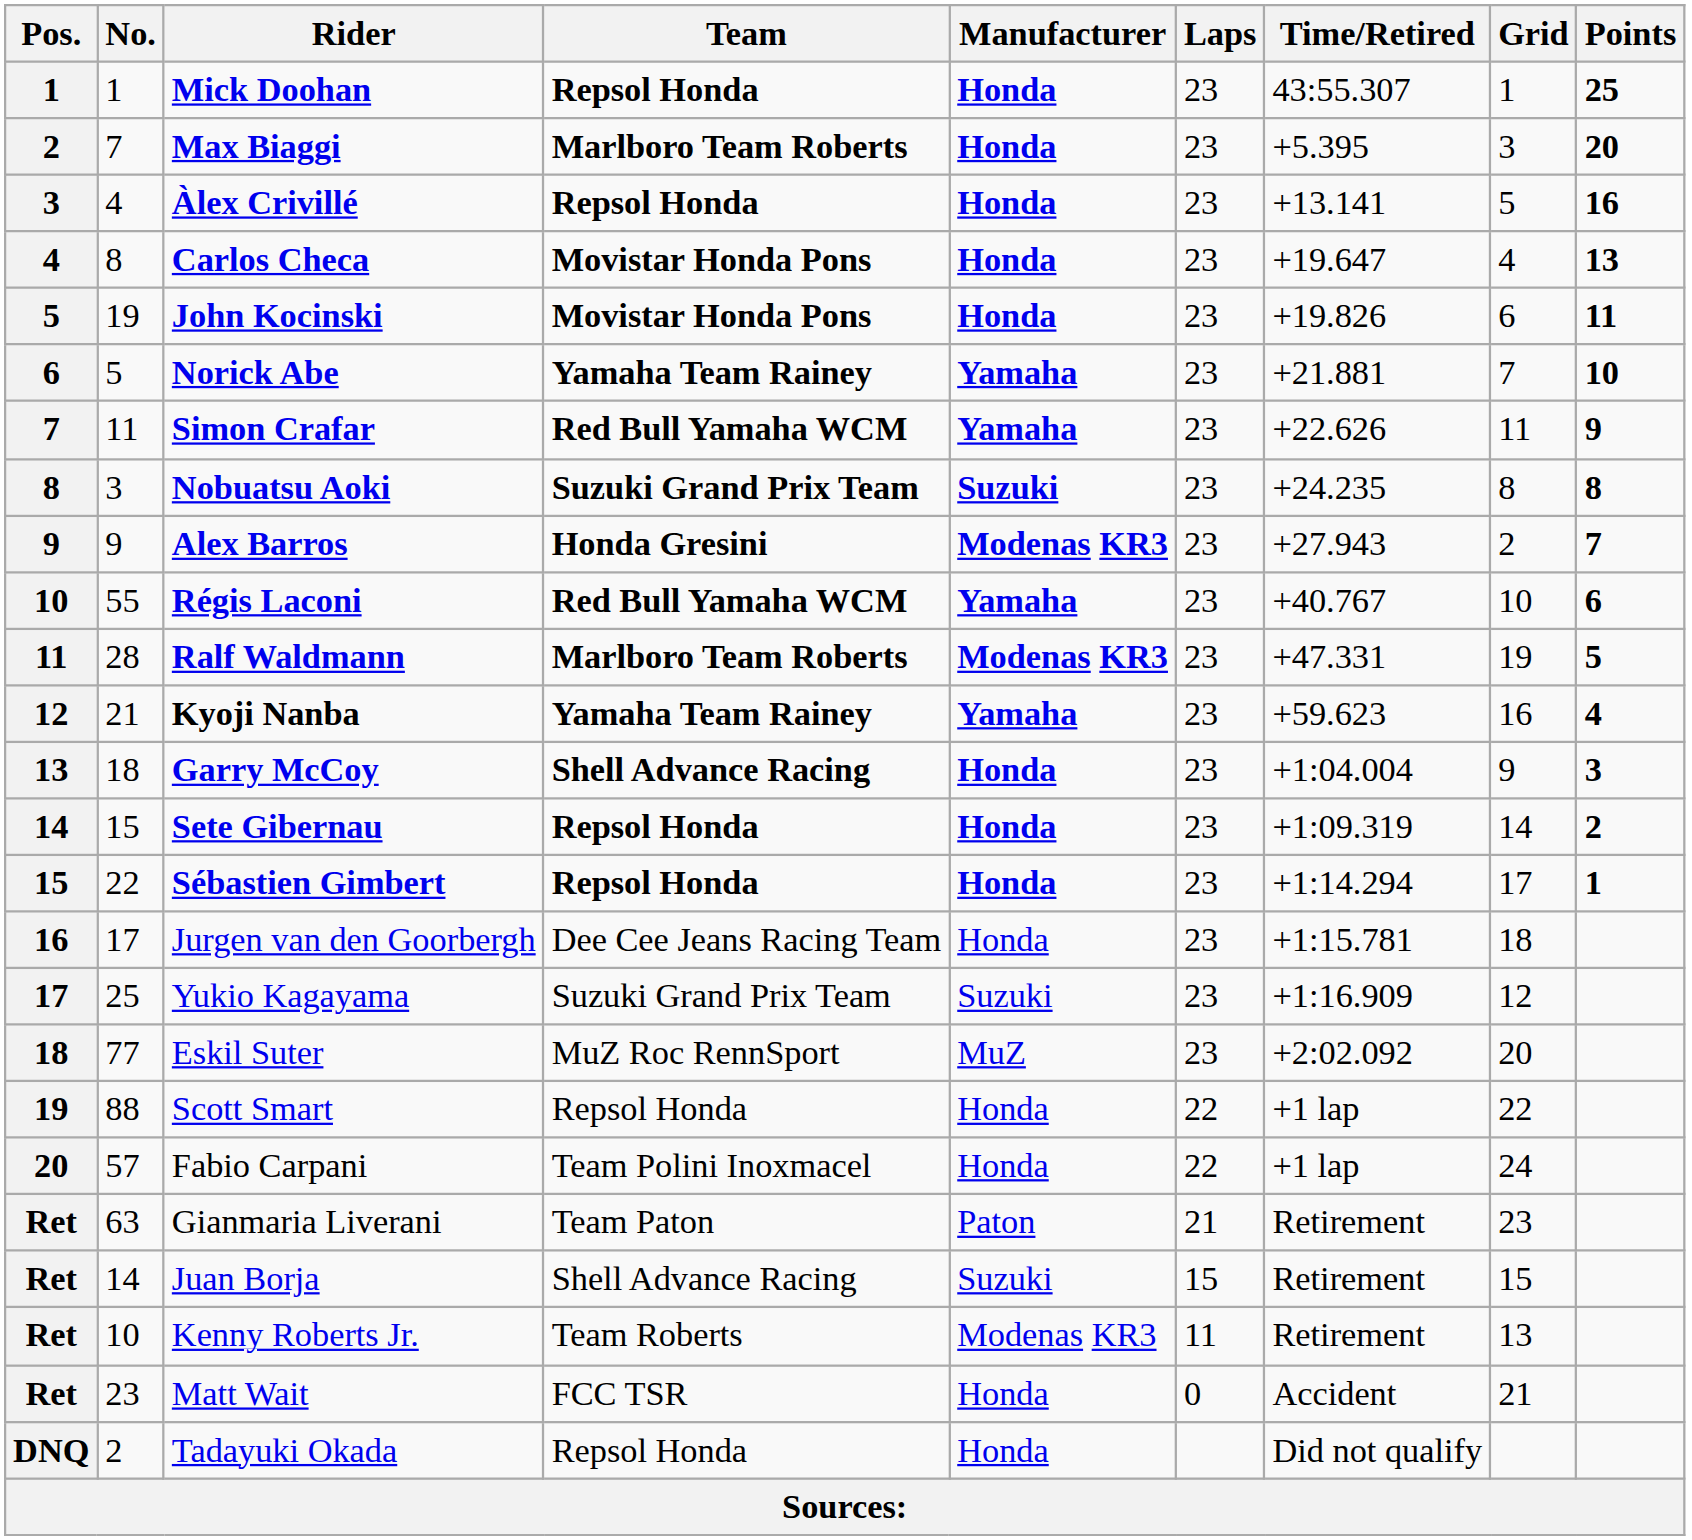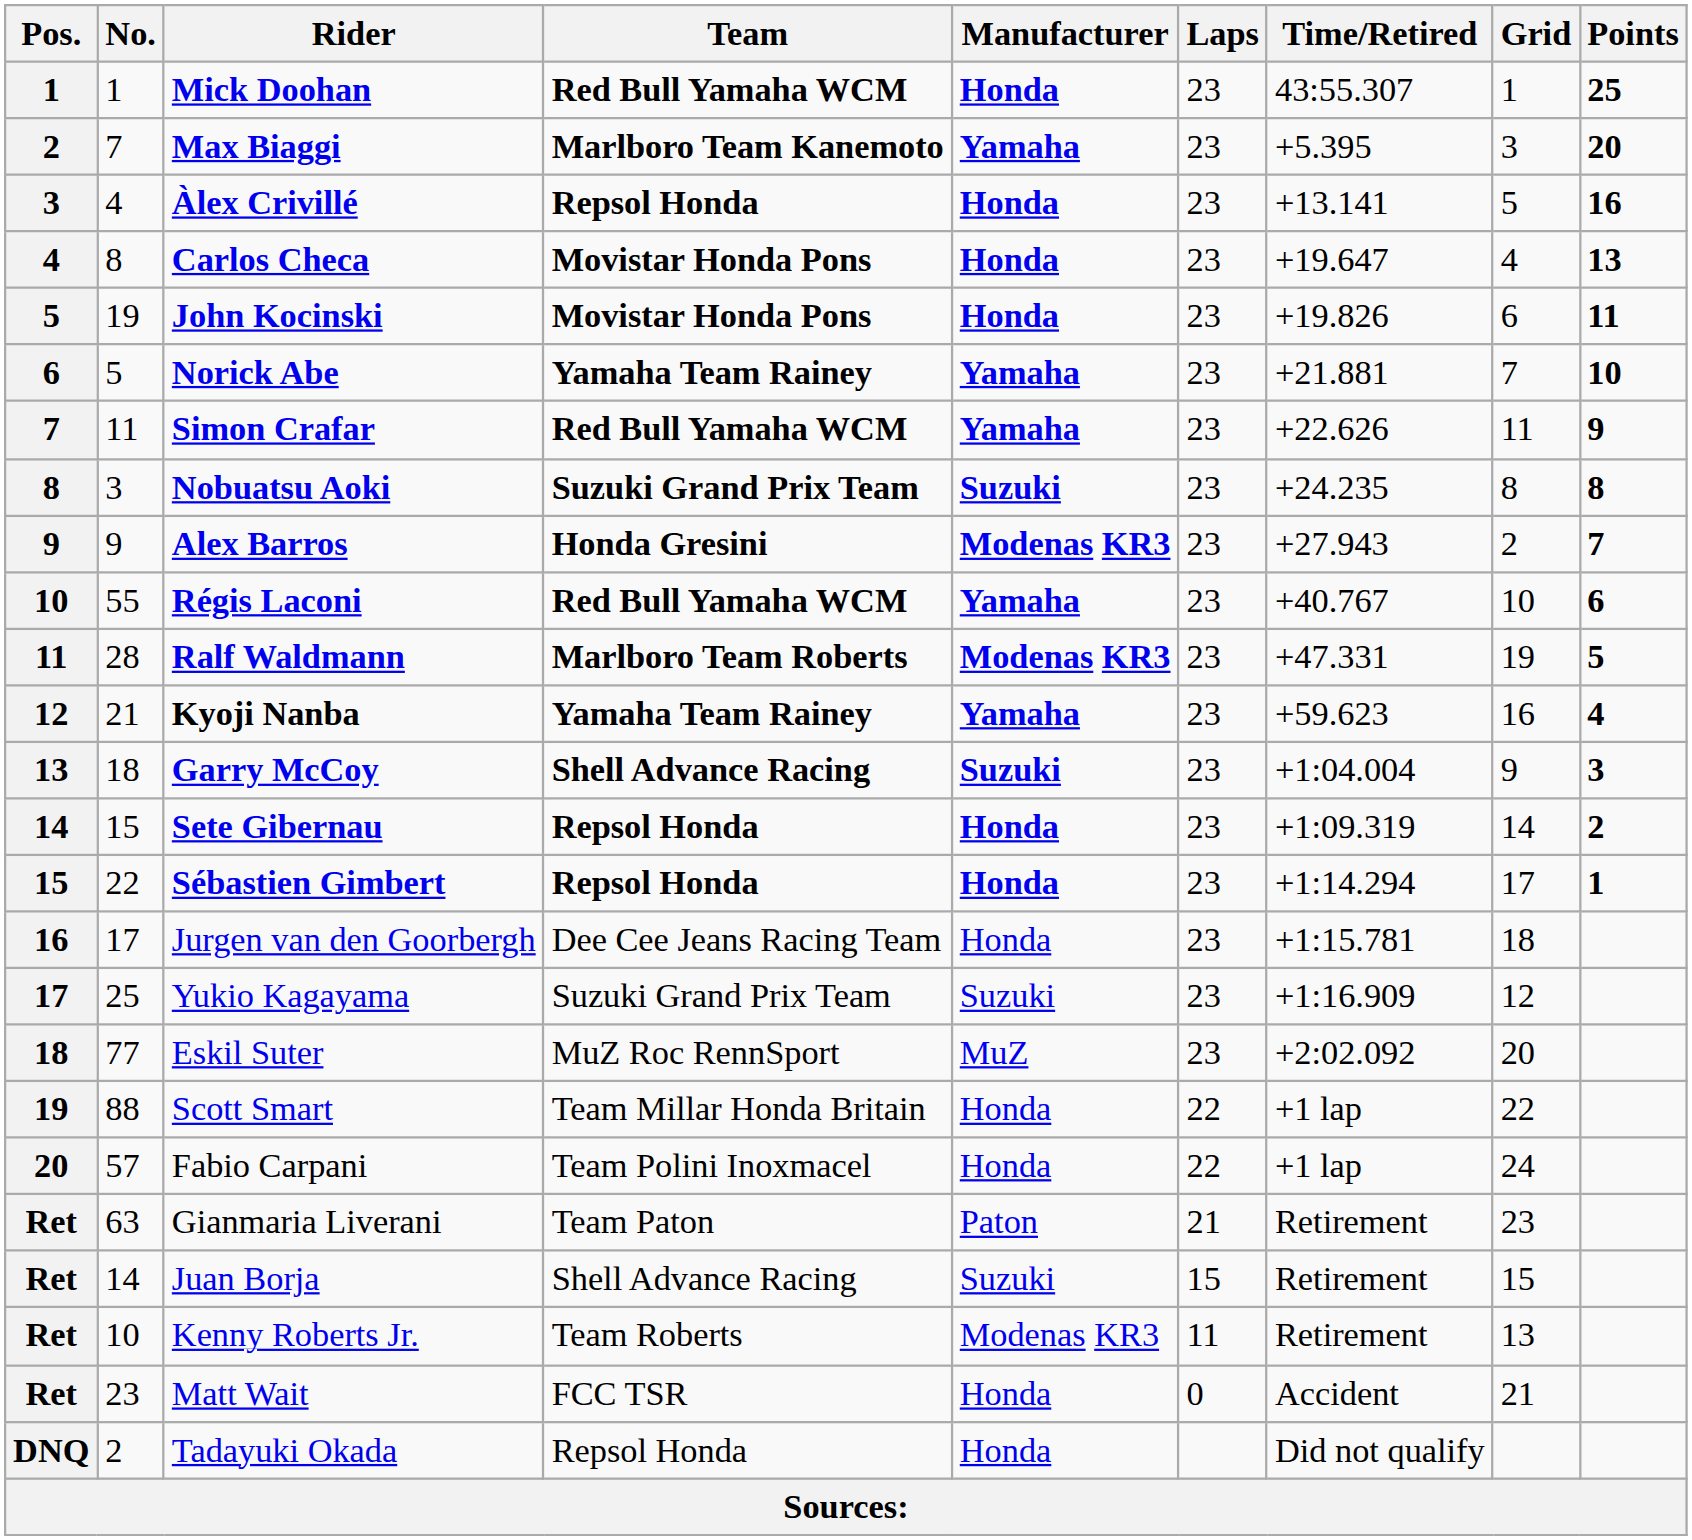(655, 89) Repsol Honda -> (729, 89) Red Bull Yamaha WCM
(730, 146) Marlboro Team Roberts -> (748, 146) Marlboro Team Kanemoto
(1007, 146) Honda -> (1020, 146) Yamaha
(1007, 769) Honda -> (1010, 769) Suzuki
(649, 1109) Repsol Honda -> (739, 1109) Team Millar Honda Britain
